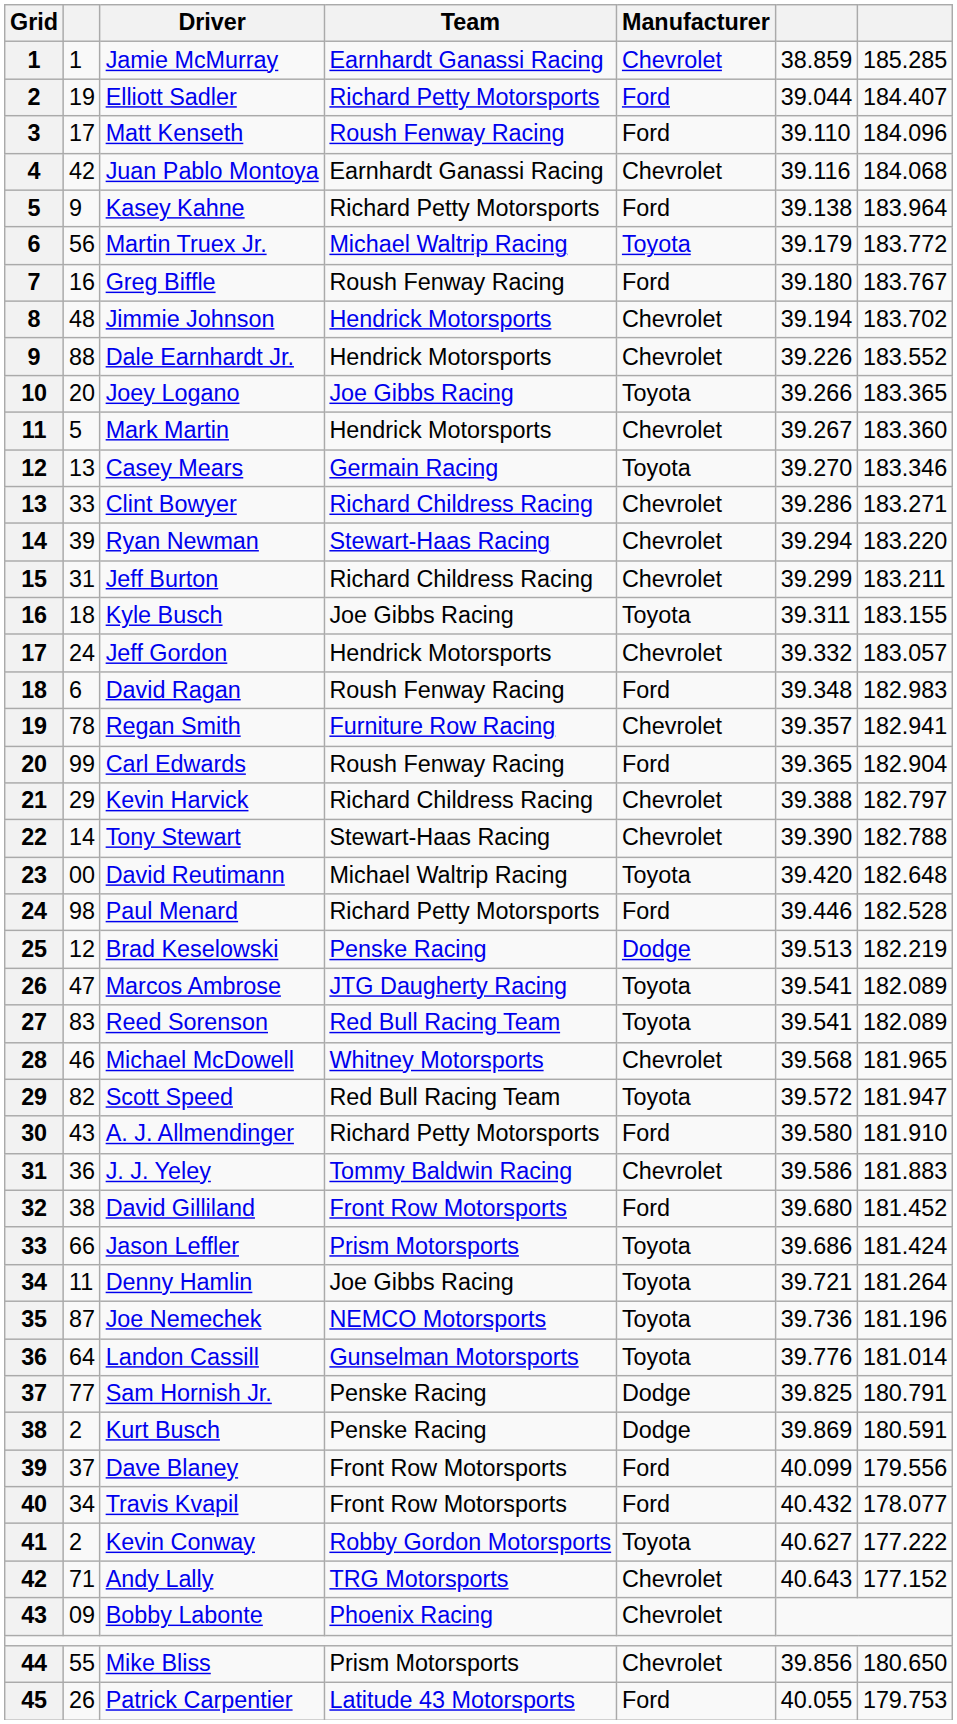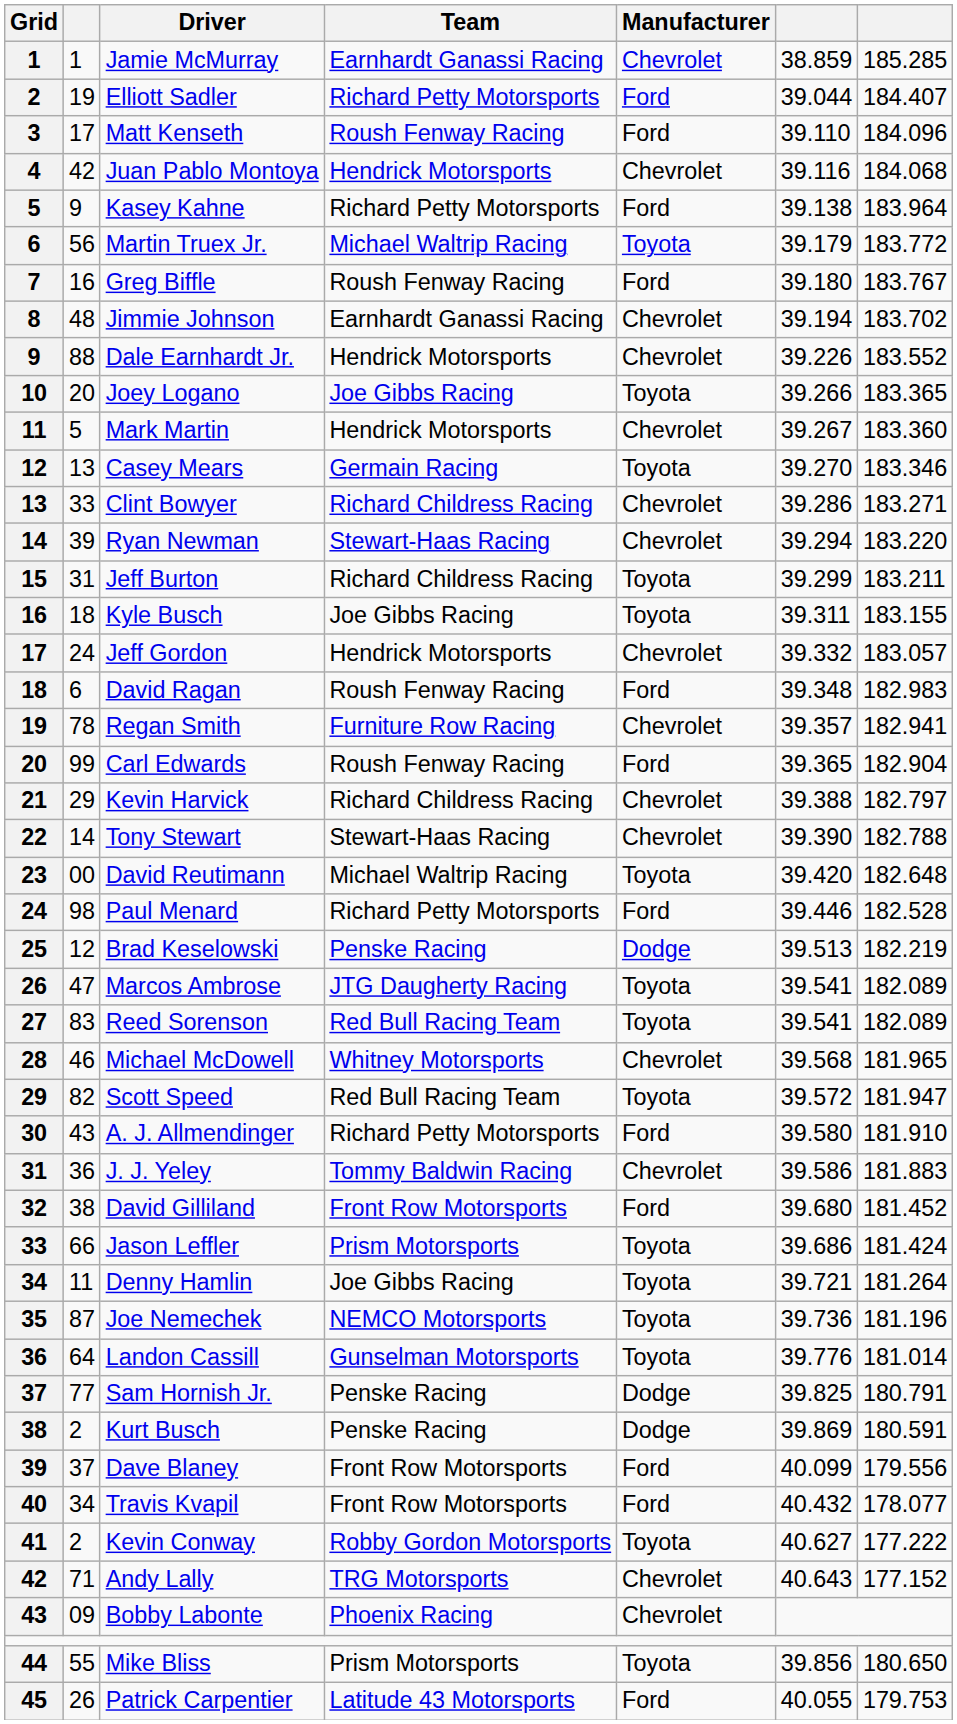(466, 171) Earnhardt Ganassi Racing -> (440, 171) Hendrick Motorsports
(440, 319) Hendrick Motorsports -> (466, 319) Earnhardt Ganassi Racing
(672, 578) Chevrolet -> (656, 578) Toyota
(672, 1663) Chevrolet -> (656, 1663) Toyota
